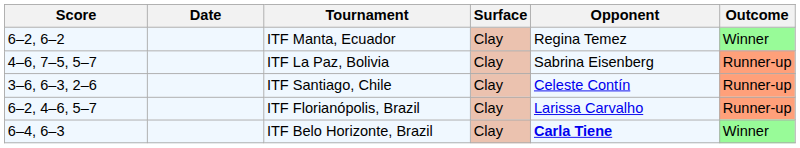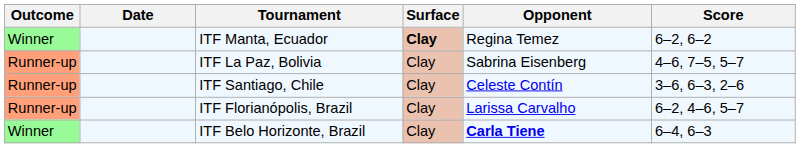columns swapped: (757, 16) <-> (76, 16)
(488, 39) normal -> (422, 39) bold
